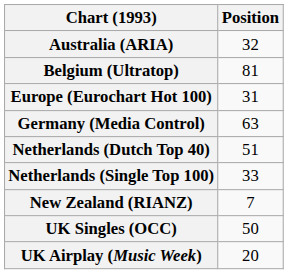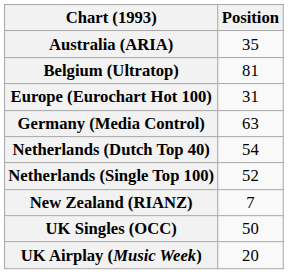(250, 44) 32 -> (250, 44) 35
(250, 149) 51 -> (250, 149) 54
(250, 176) 33 -> (250, 176) 52
